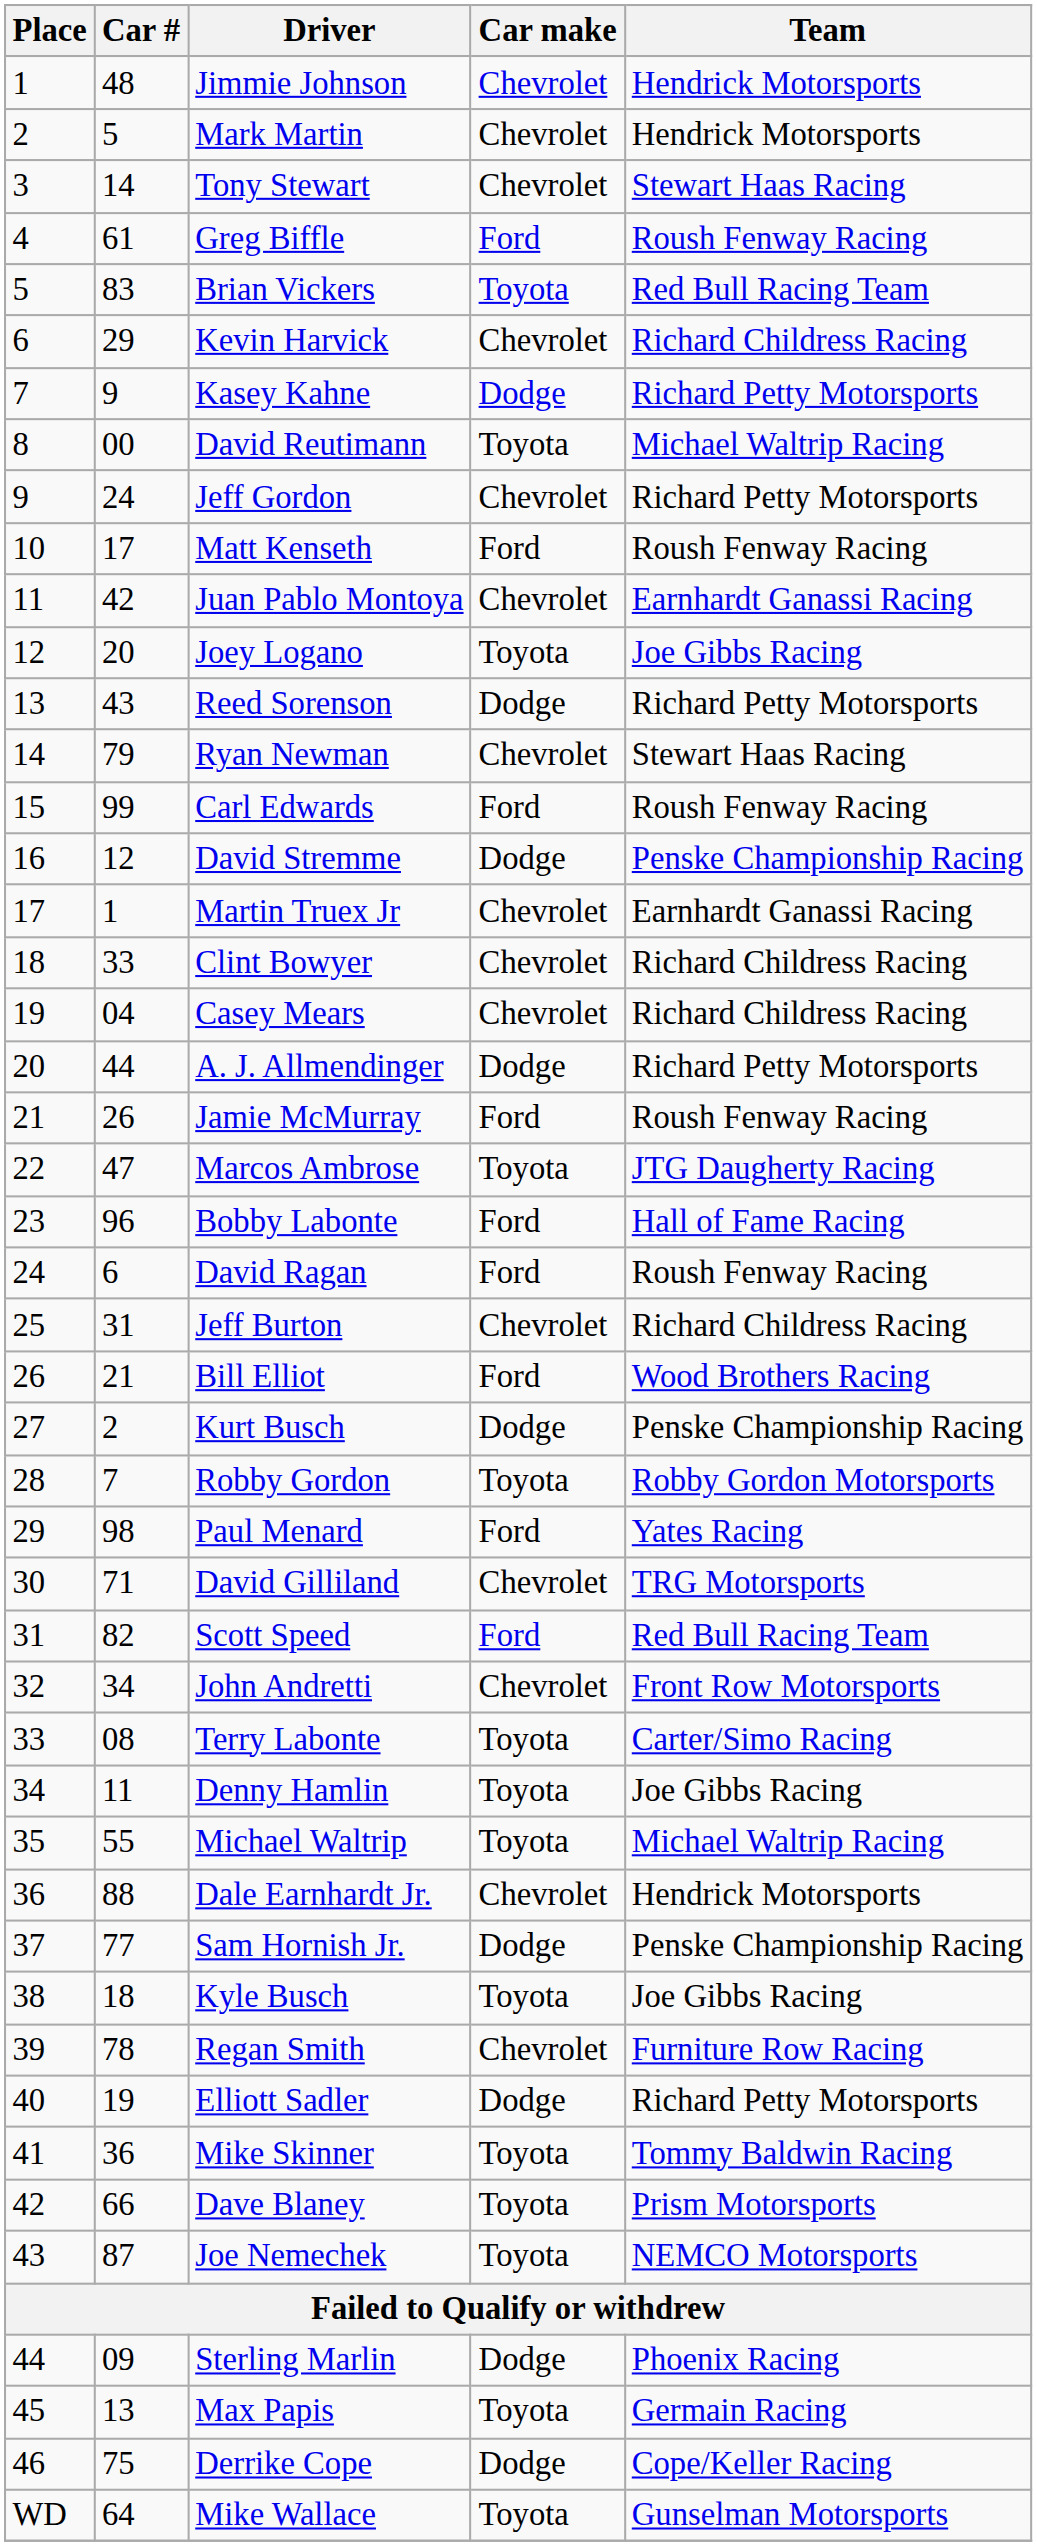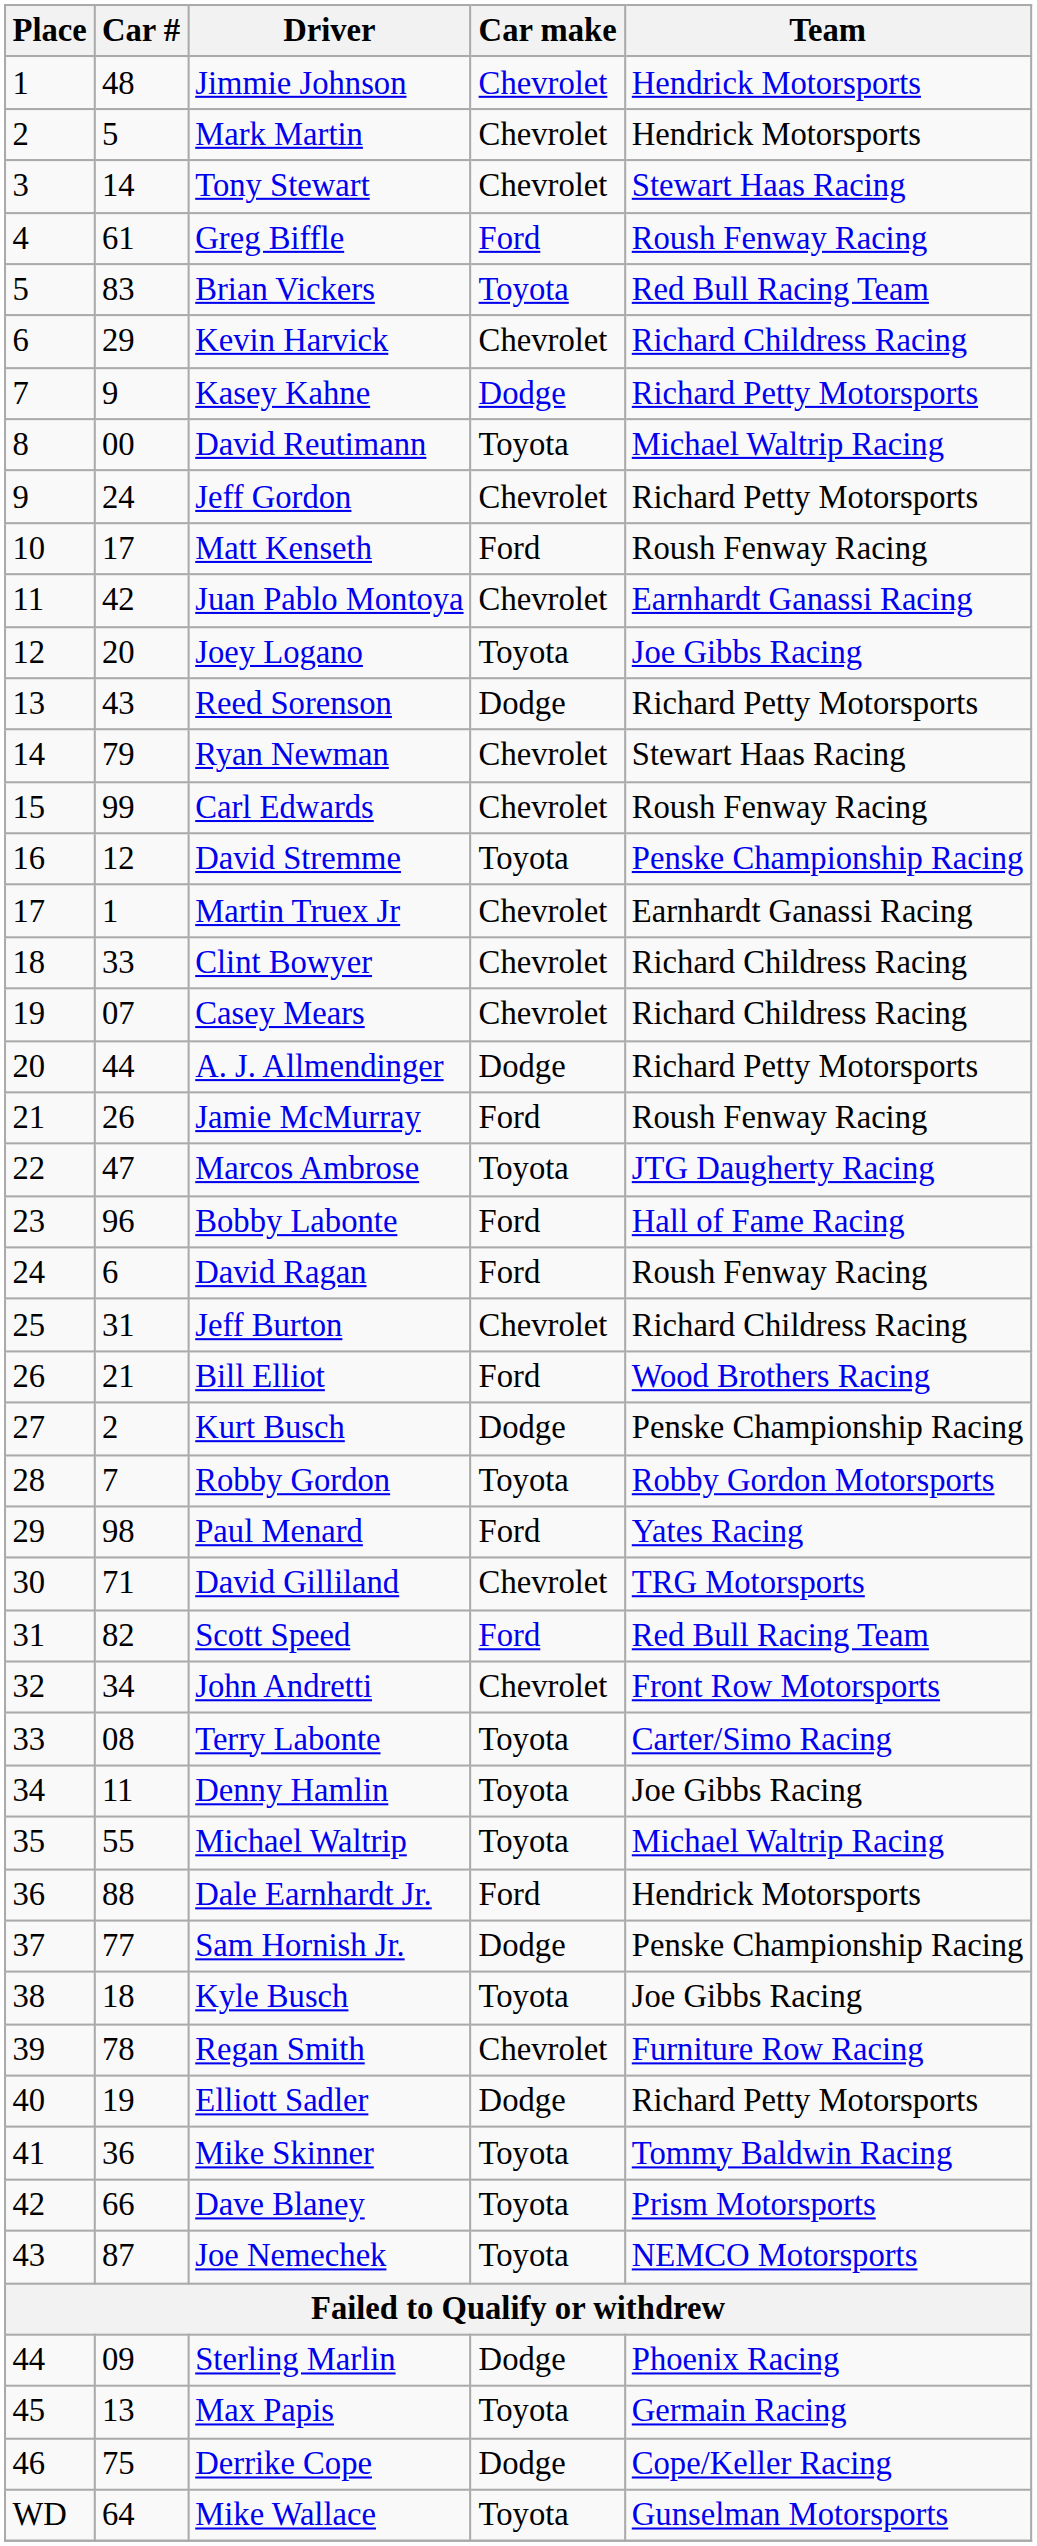(509, 806) Ford -> (543, 806) Chevrolet
(522, 858) Dodge -> (524, 858) Toyota
(118, 1013) 04 -> (118, 1013) 07
(543, 1893) Chevrolet -> (509, 1893) Ford
